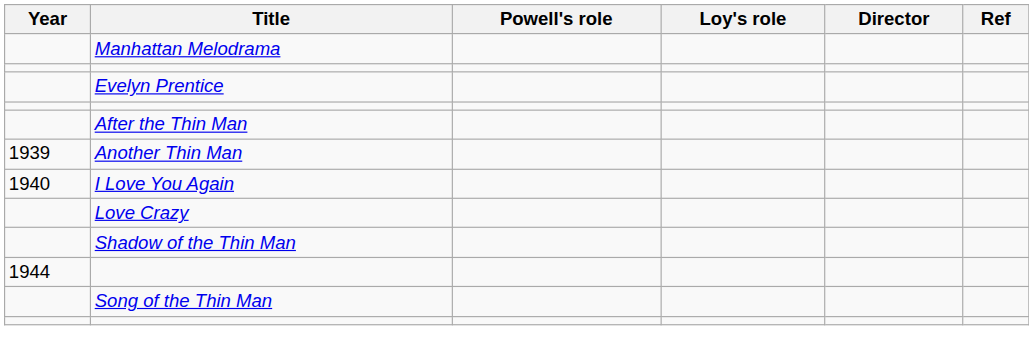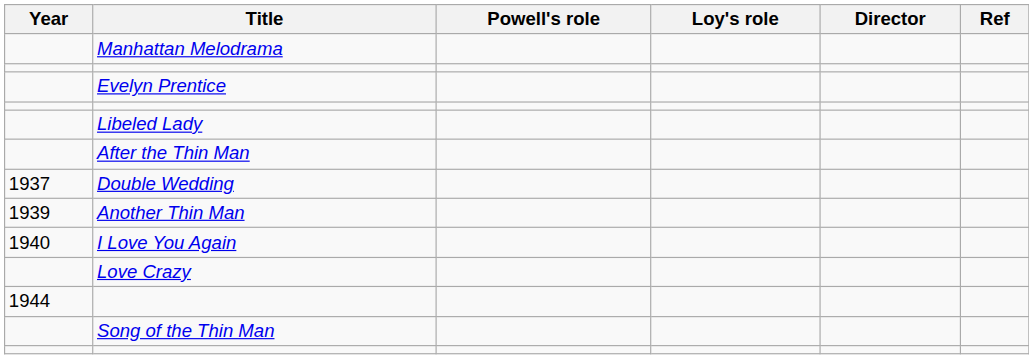+ row: (49, 125)
+ row: (30, 183)
- row: (48, 242)
